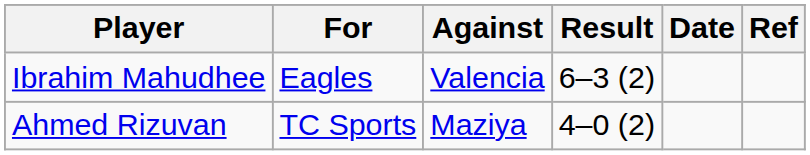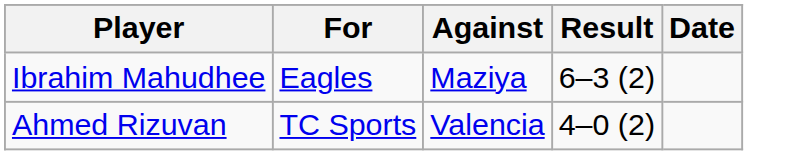- column: (773, 28)
(487, 76) Valencia -> (478, 76) Maziya
(478, 125) Maziya -> (487, 125) Valencia
